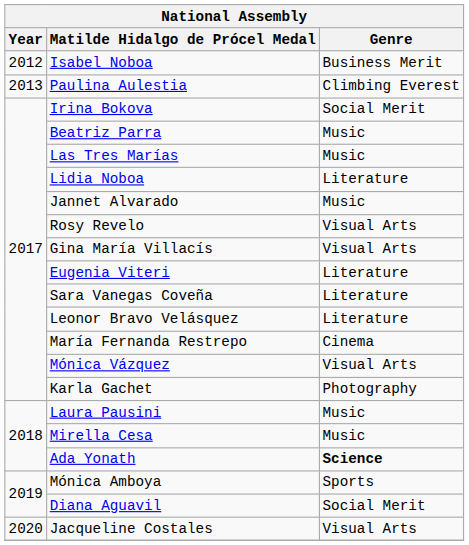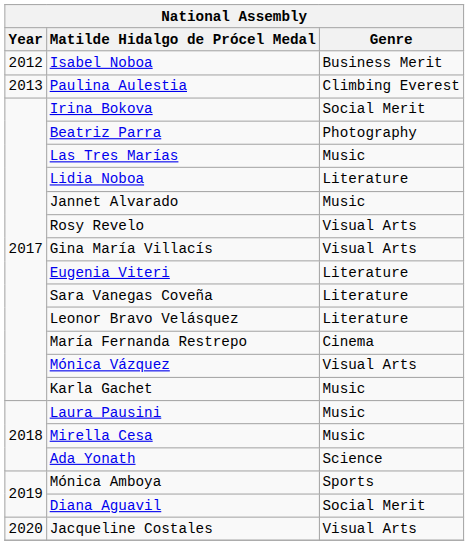(344, 133) Music -> (370, 133) Photography
(370, 389) Photography -> (344, 389) Music
(353, 459) bold -> (353, 459) normal
